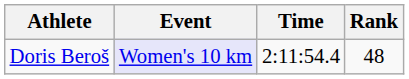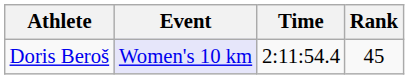(374, 56) 48 -> (374, 56) 45
